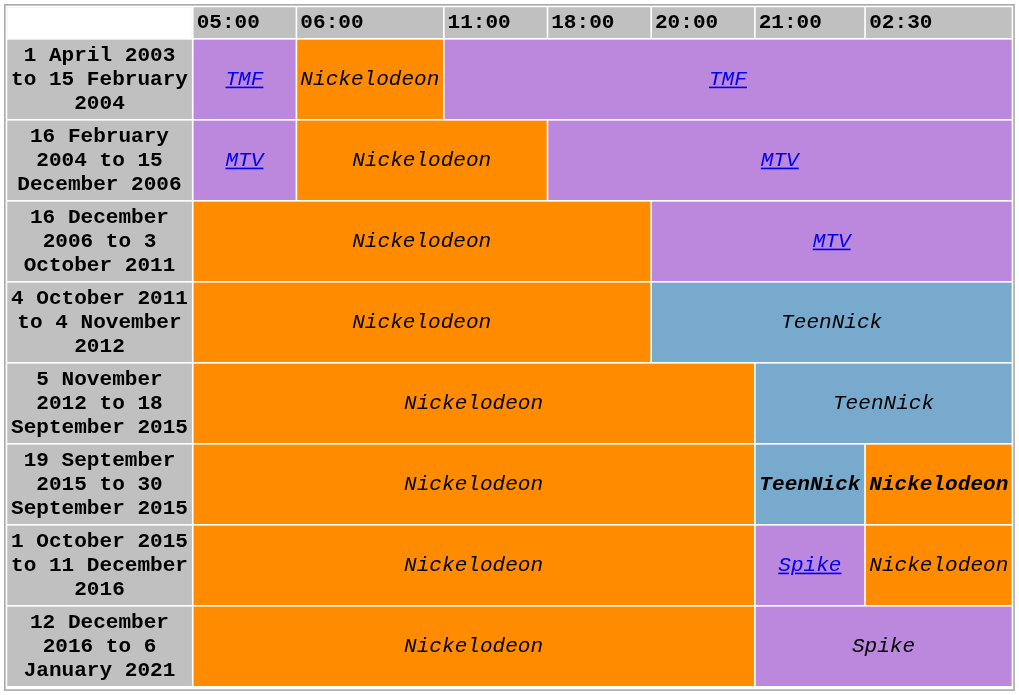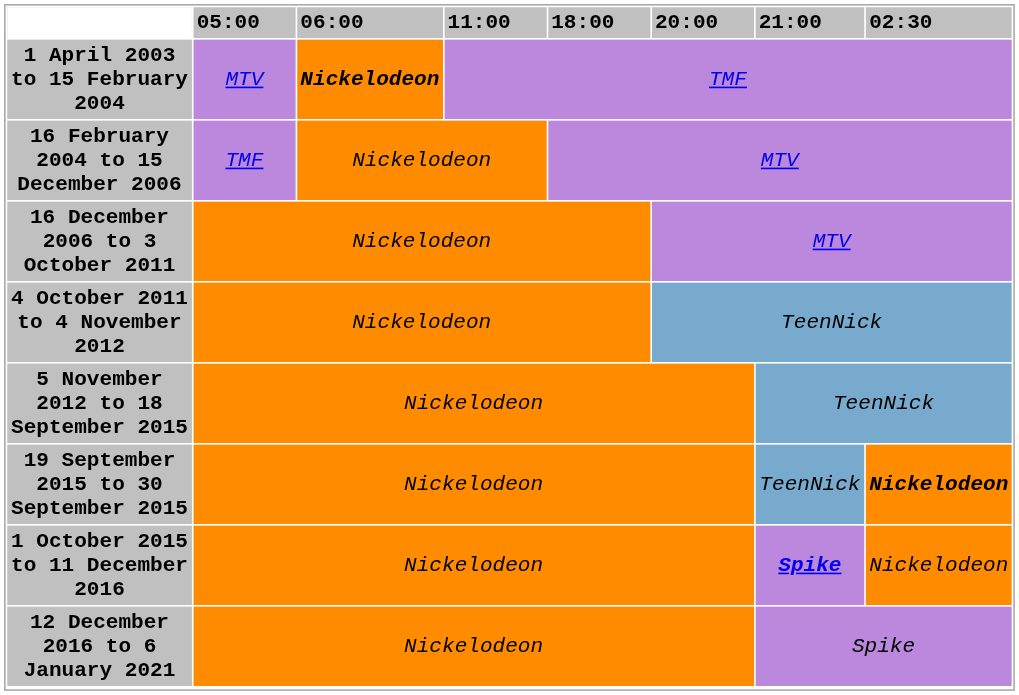(244, 79) TMF -> (244, 79) MTV
(370, 79) normal -> (370, 79) bold
(244, 160) MTV -> (244, 160) TMF
(810, 484) bold -> (810, 484) normal
(810, 565) normal -> (810, 565) bold
